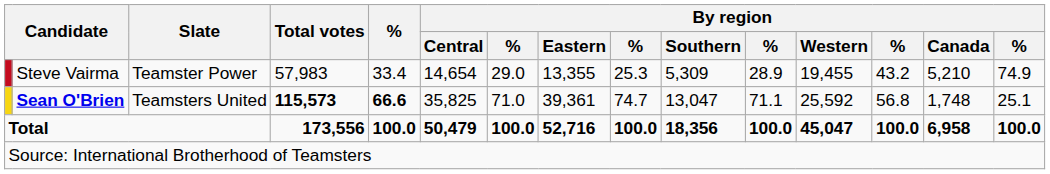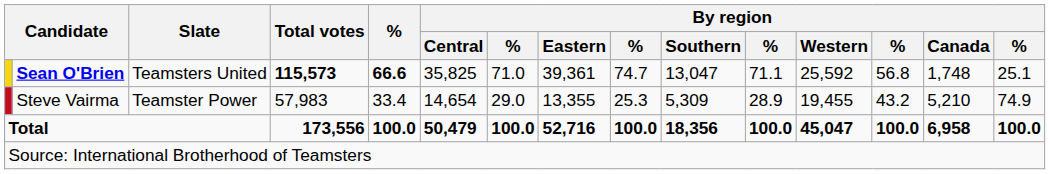rows swapped: (70, 100) <-> (68, 73)
